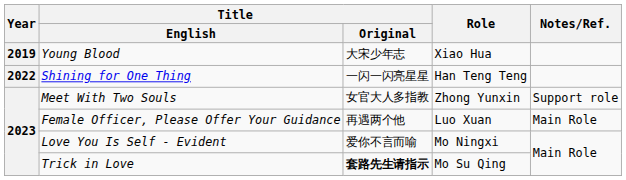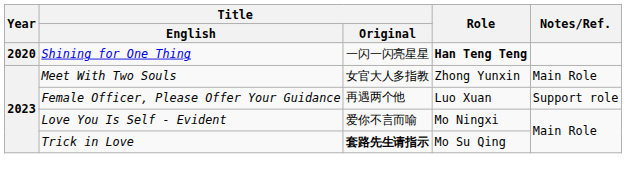- row: (81, 54)
(22, 76) 2022 -> (22, 54) 2020
(481, 76) normal -> (481, 54) bold
(576, 98) Support role -> (565, 76) Main Role
(565, 120) Main Role -> (576, 98) Support role
